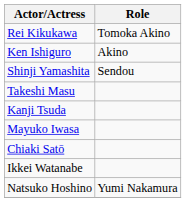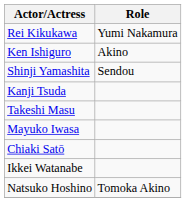(134, 33) Tomoka Akino -> (138, 33) Yumi Nakamura
rows swapped: (41, 91) <-> (37, 110)
(138, 187) Yumi Nakamura -> (134, 187) Tomoka Akino
